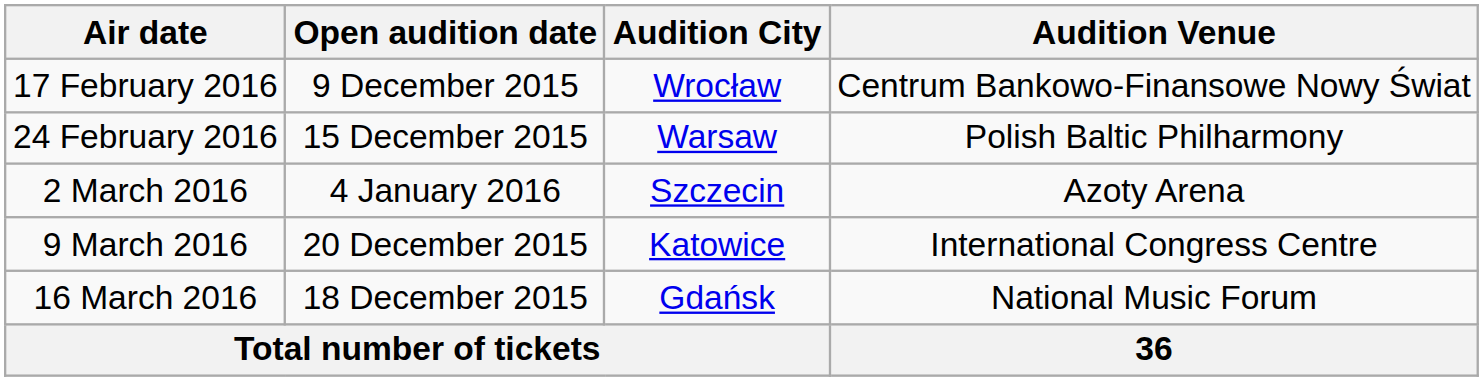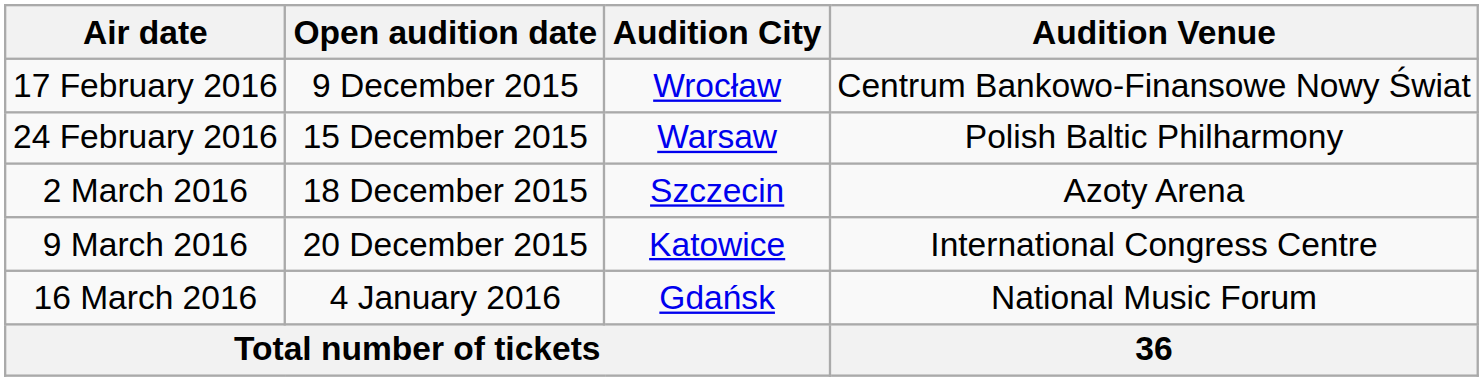(445, 191) 4 January 2016 -> (445, 191) 18 December 2015
(445, 297) 18 December 2015 -> (445, 297) 4 January 2016
